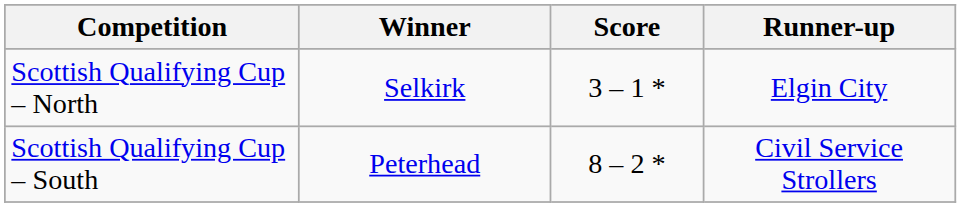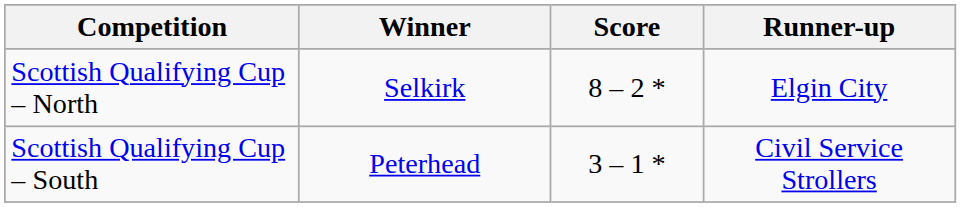(627, 87) 3 – 1 * -> (627, 87) 8 – 2 *
(627, 163) 8 – 2 * -> (627, 163) 3 – 1 *
